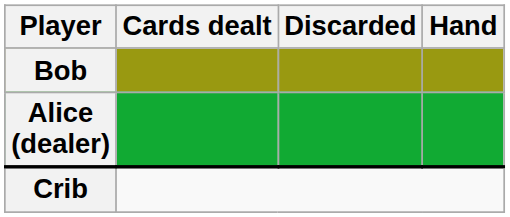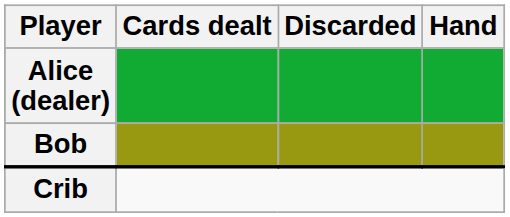rows swapped: (61, 128) <-> (61, 69)
